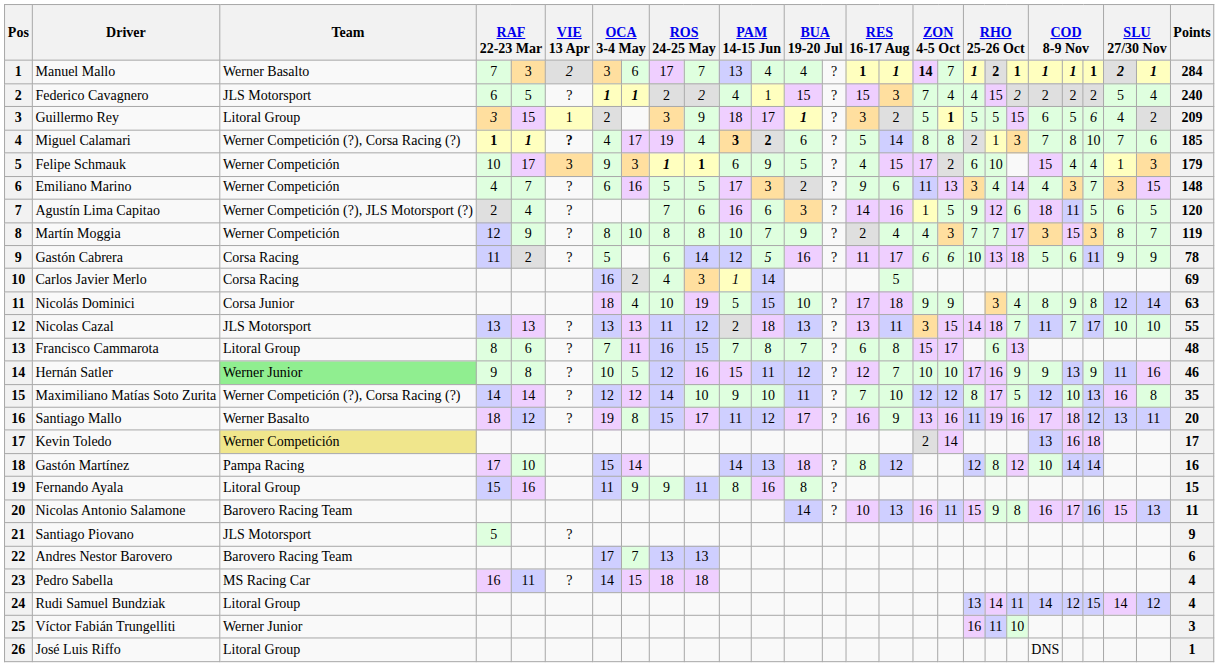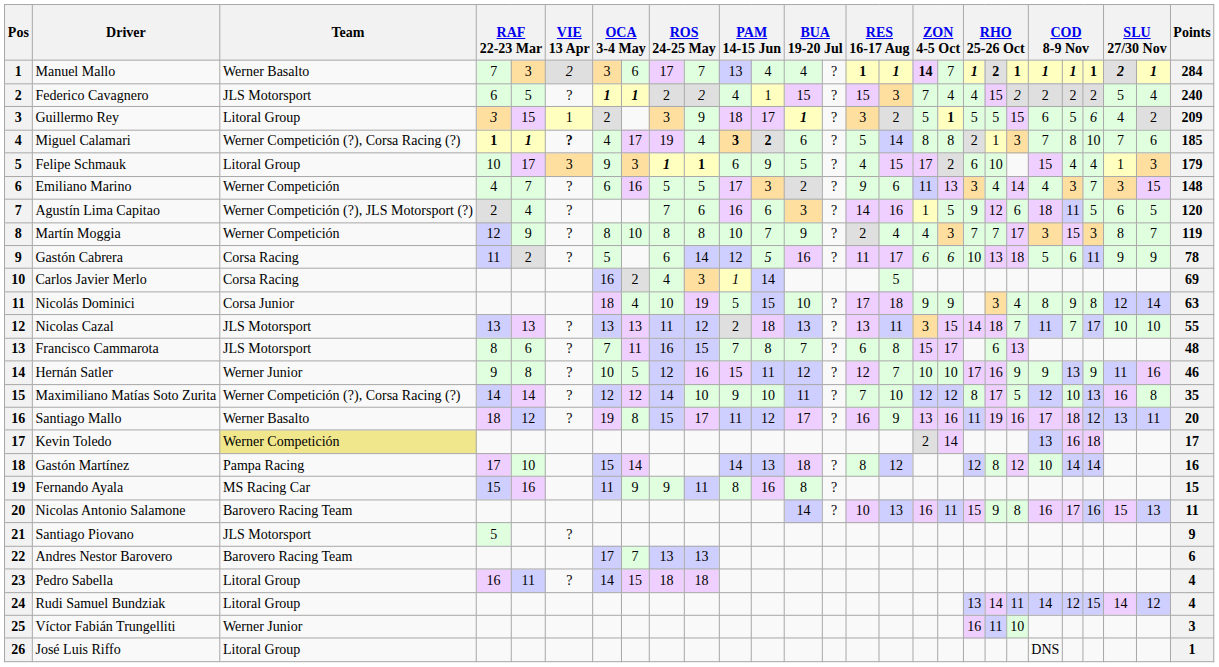(281, 164) Werner Competición -> (262, 164) Litoral Group
(262, 349) Litoral Group -> (267, 349) JLS Motorsport
(263, 372) lightgreen background -> (263, 372) no background
(262, 487) Litoral Group -> (266, 487) MS Racing Car
(266, 580) MS Racing Car -> (262, 580) Litoral Group
